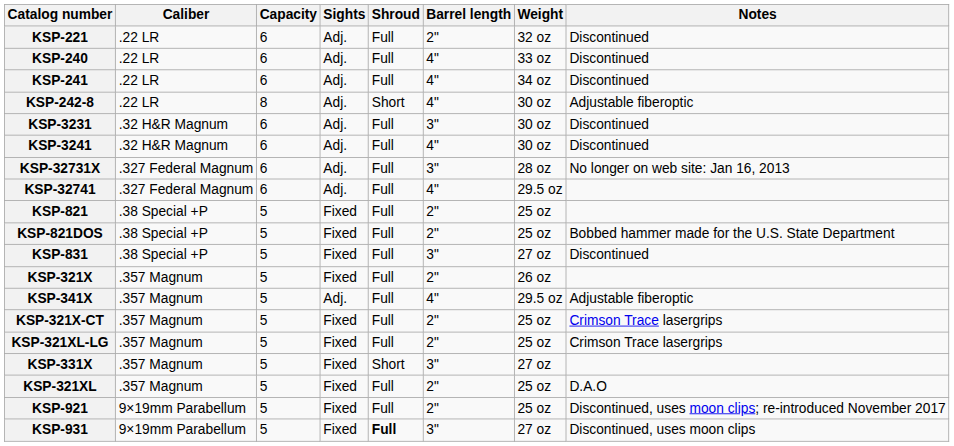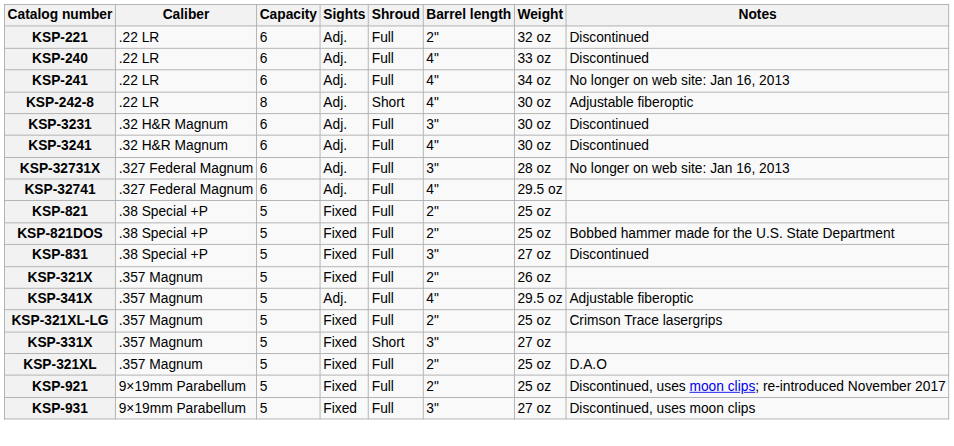(609, 80) Discontinued -> (680, 80) No longer on web site: Jan 16, 2013
- row: (60, 320)
(384, 430) bold -> (383, 408) normal
